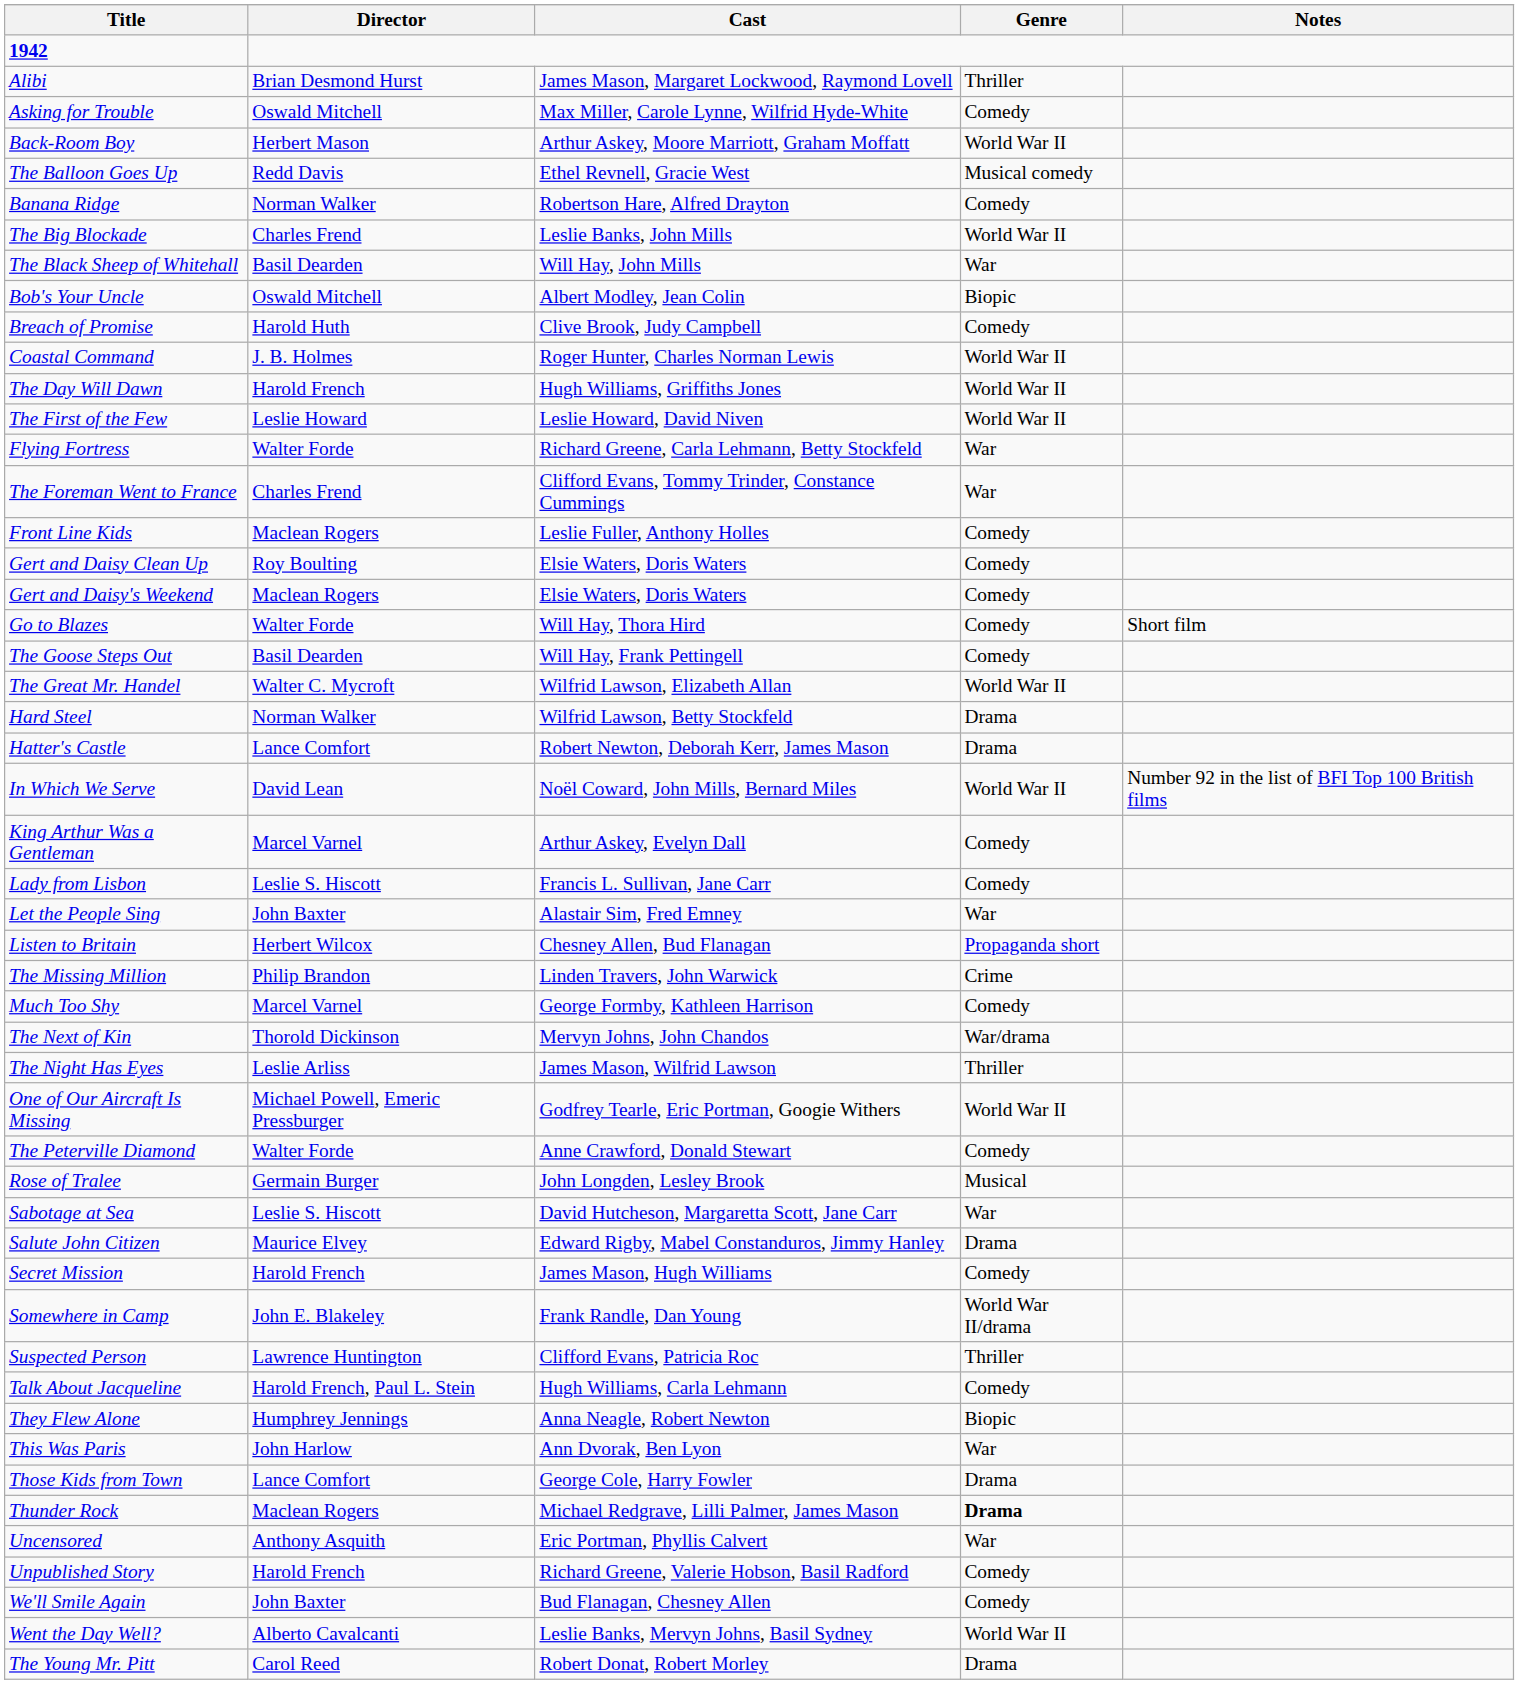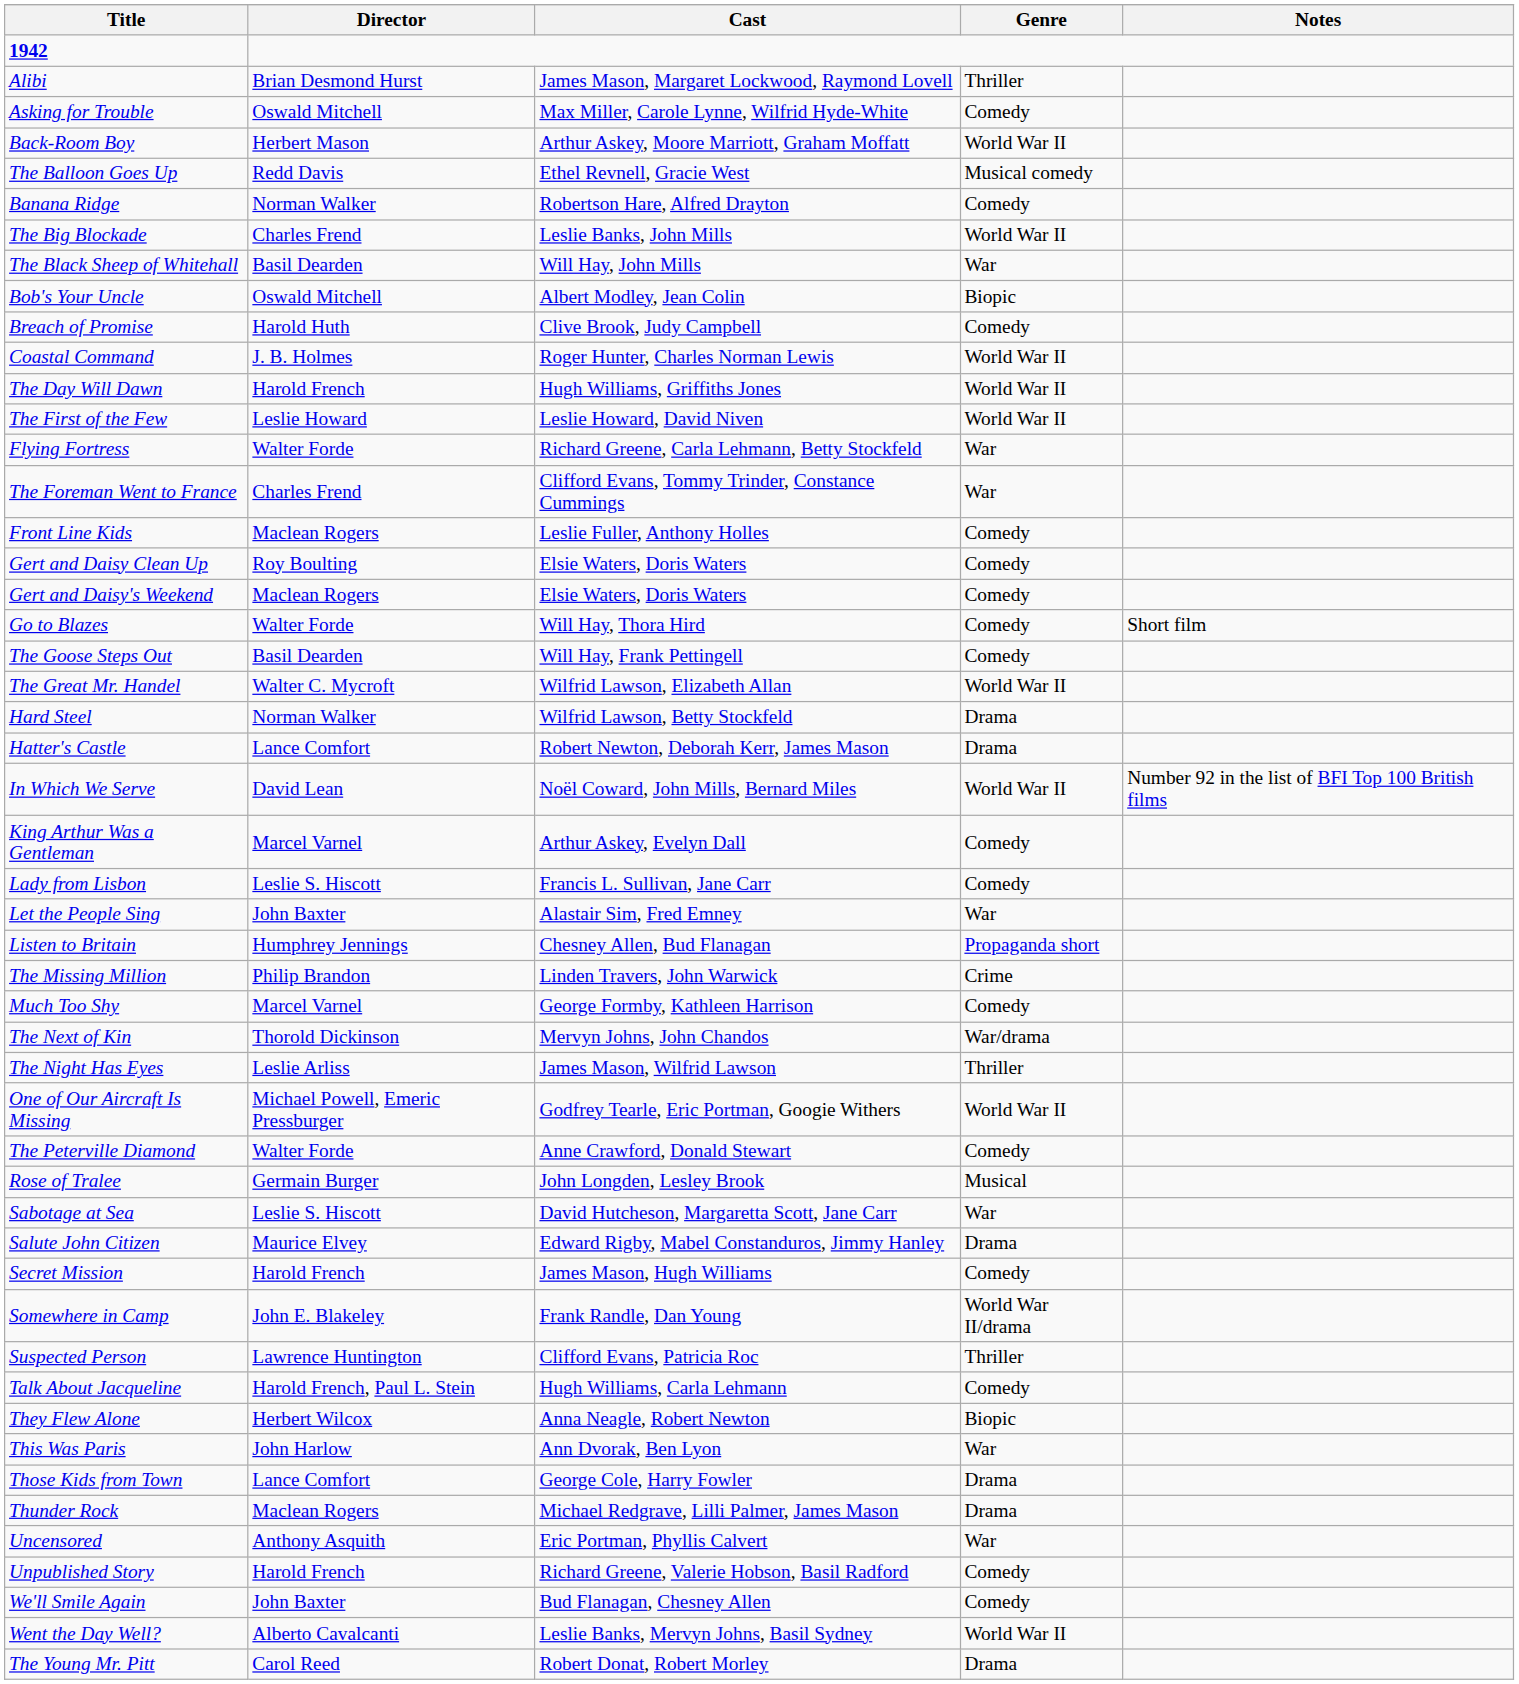(312, 944) Herbert Wilcox -> (330, 944) Humphrey Jennings
(330, 1418) Humphrey Jennings -> (312, 1418) Herbert Wilcox
(993, 1510) bold -> (991, 1510) normal
